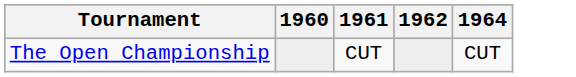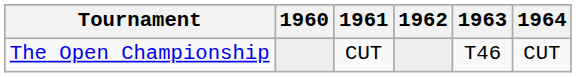+ column: (482, 22)
